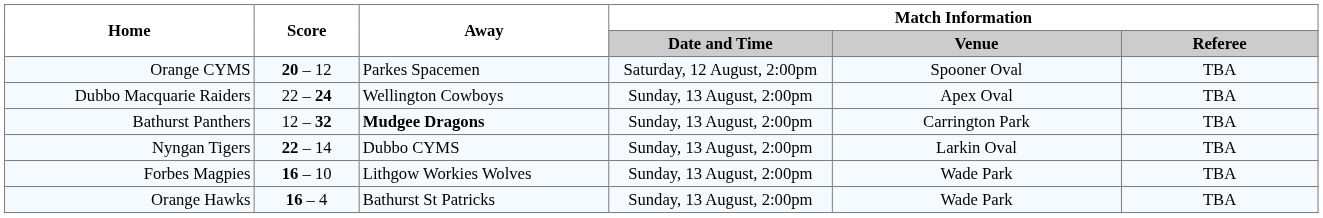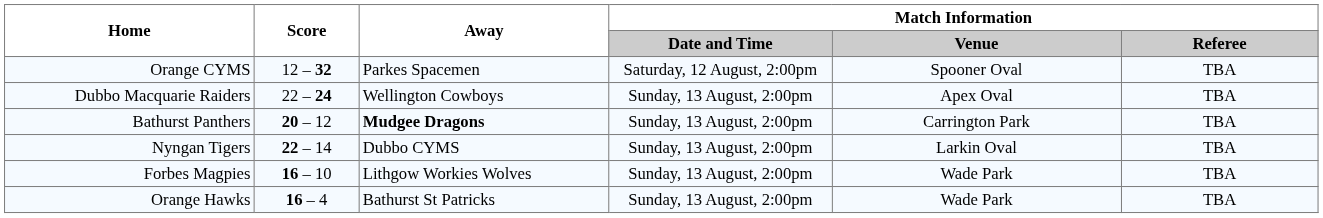(307, 69) 20 – 12 -> (307, 69) 12 – 32
(307, 121) 12 – 32 -> (307, 121) 20 – 12
